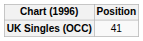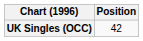(116, 28) 41 -> (116, 28) 42
